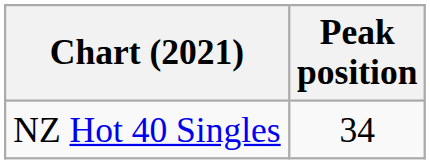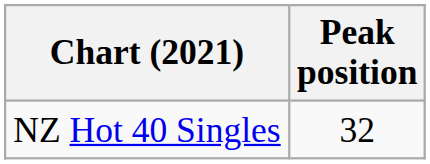(357, 128) 34 -> (357, 128) 32
